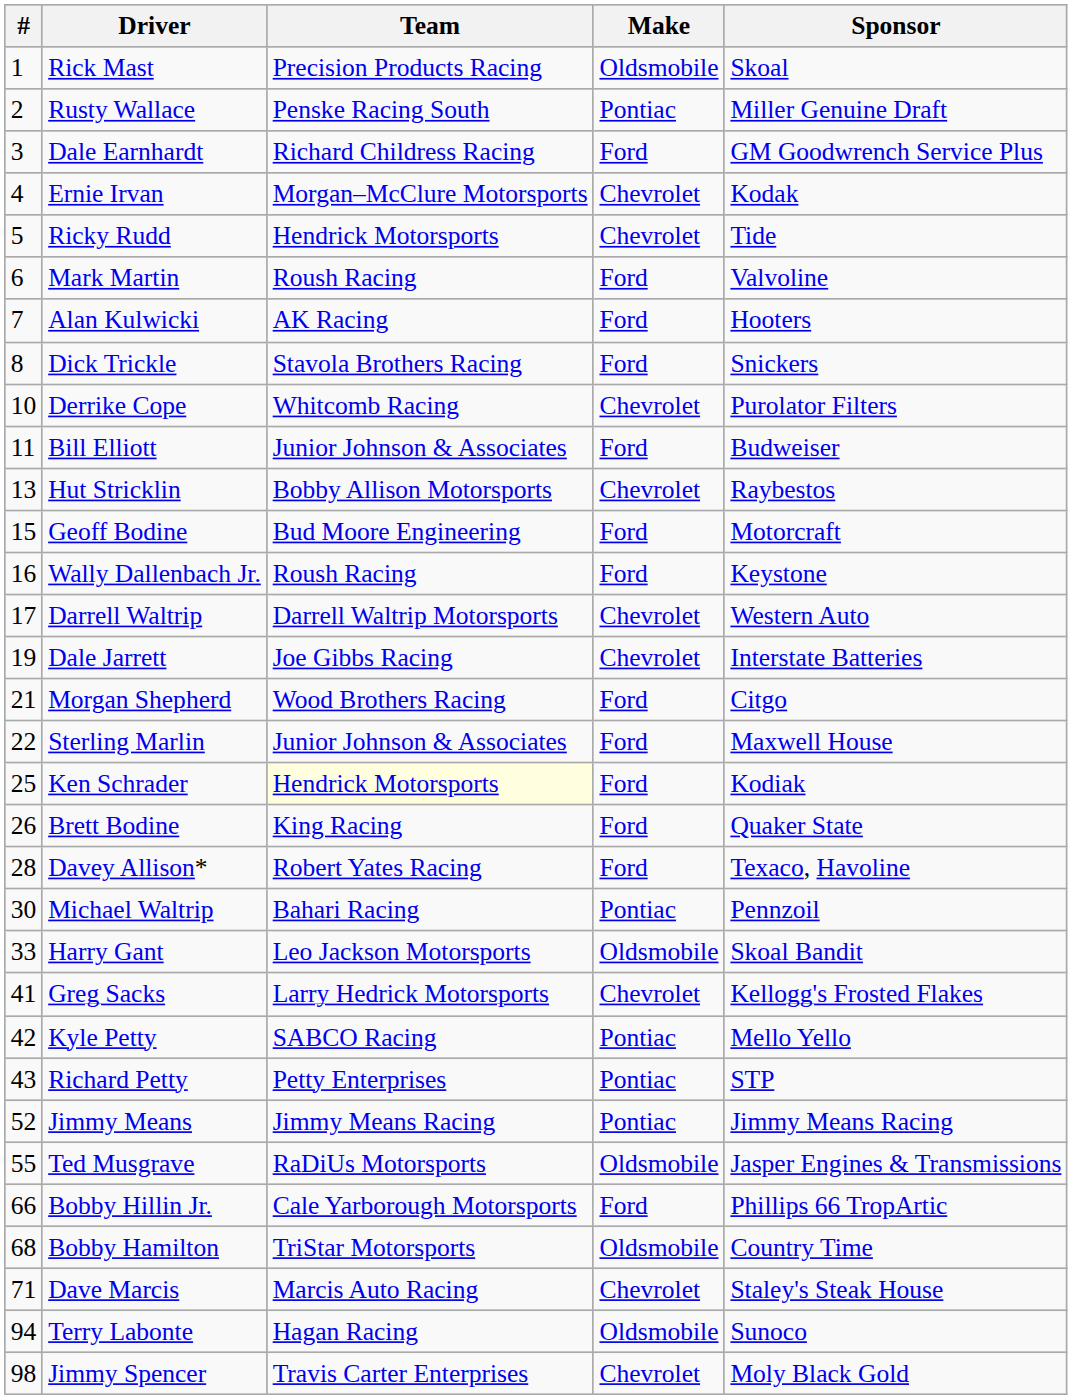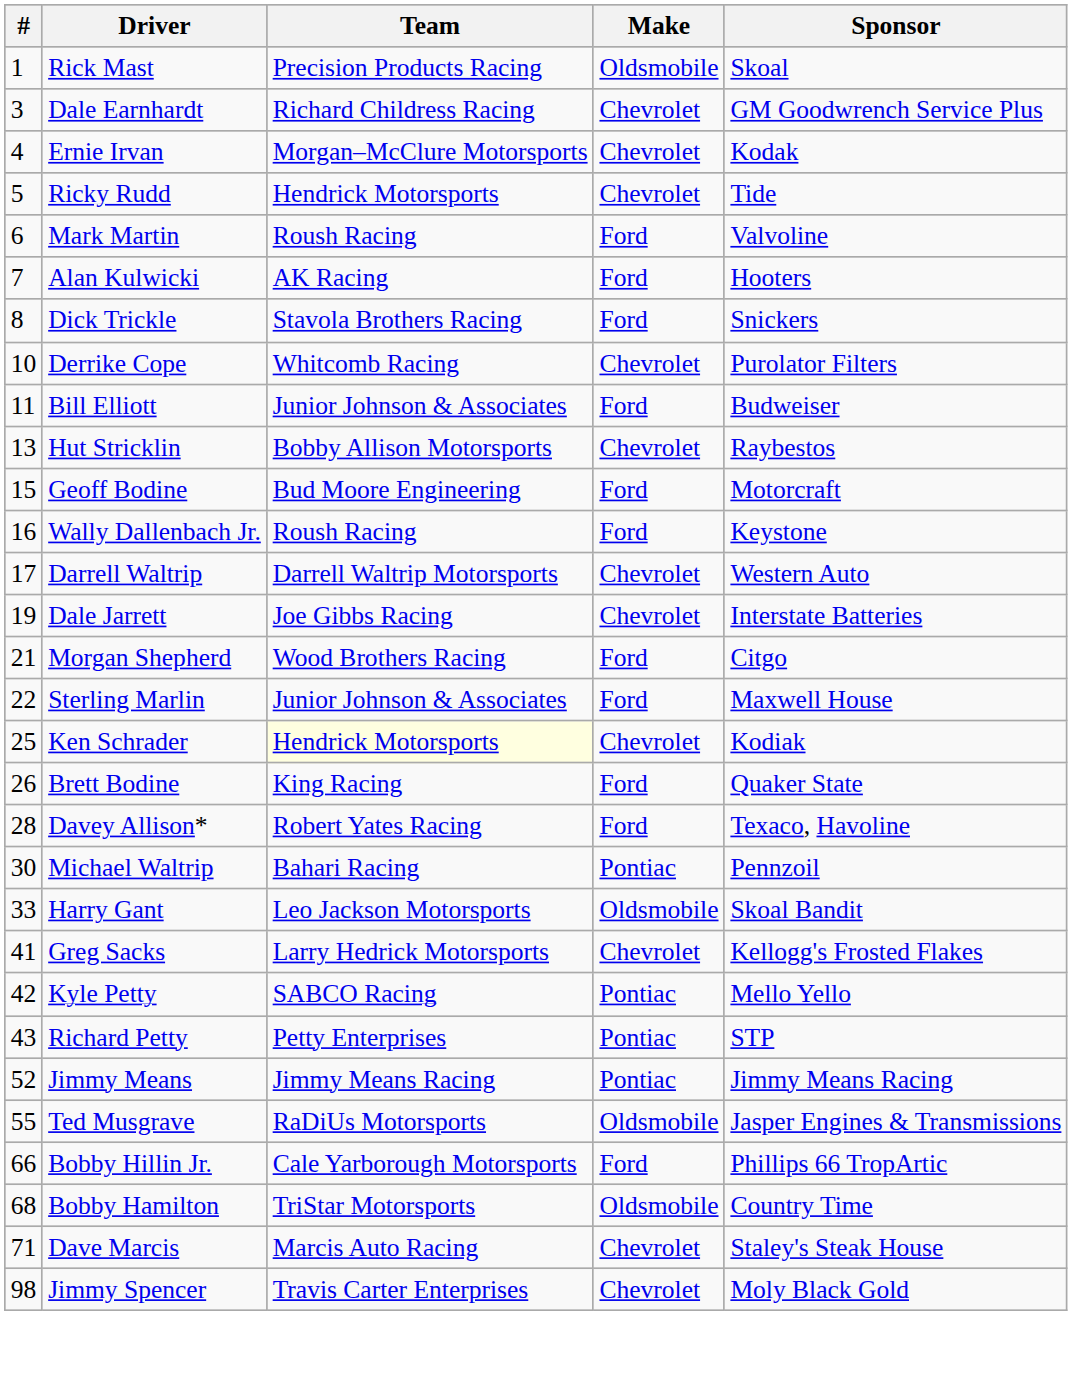- row: (122, 109)
(624, 152) Ford -> (650, 109) Chevrolet
(624, 783) Ford -> (650, 741) Chevrolet
- row: (121, 1330)
